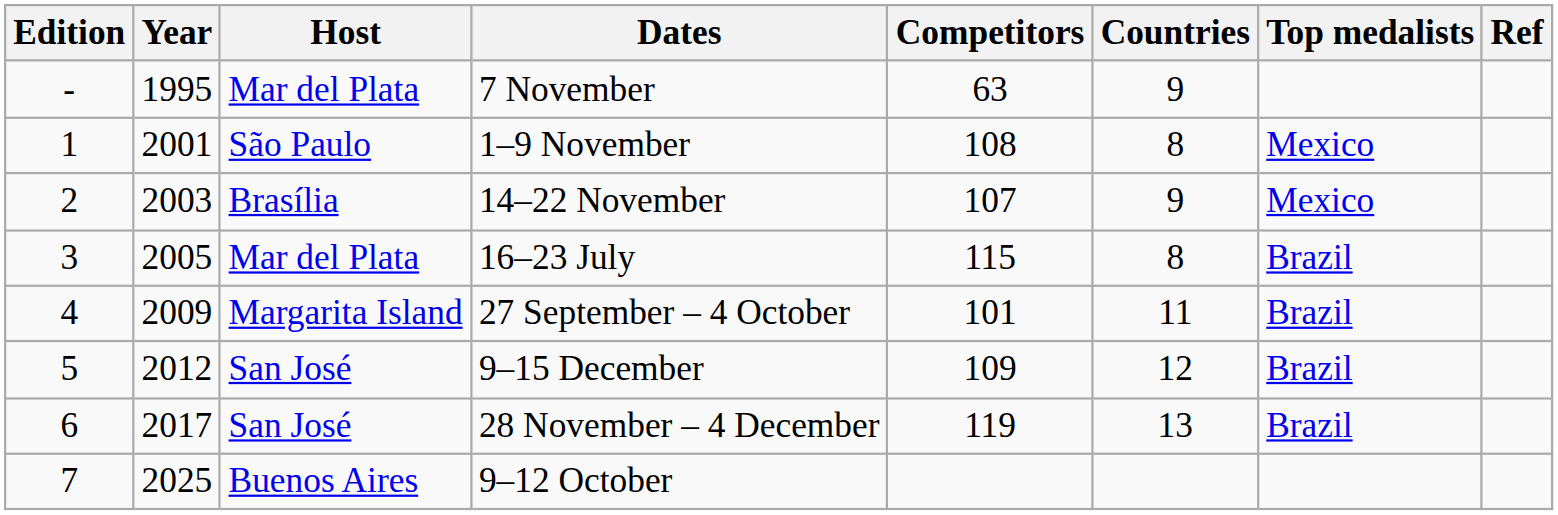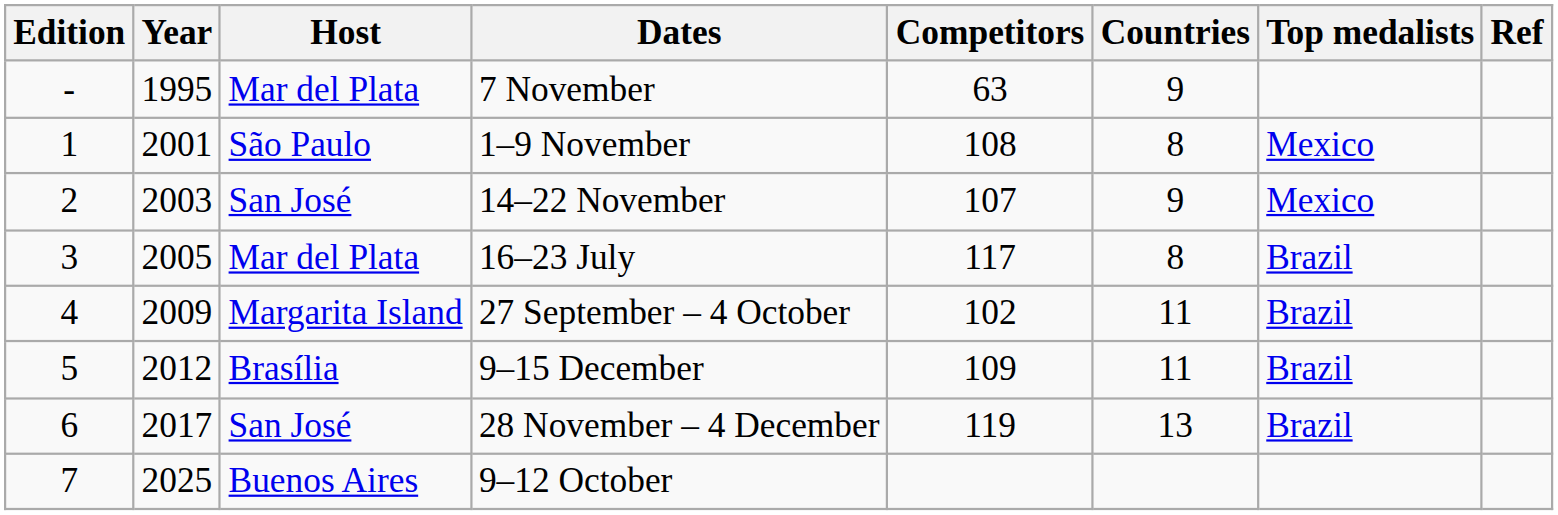(284, 200) Brasília -> (290, 200) San José
(990, 256) 115 -> (990, 256) 117
(990, 312) 101 -> (990, 312) 102
(290, 369) San José -> (284, 369) Brasília
(1175, 369) 12 -> (1175, 369) 11
